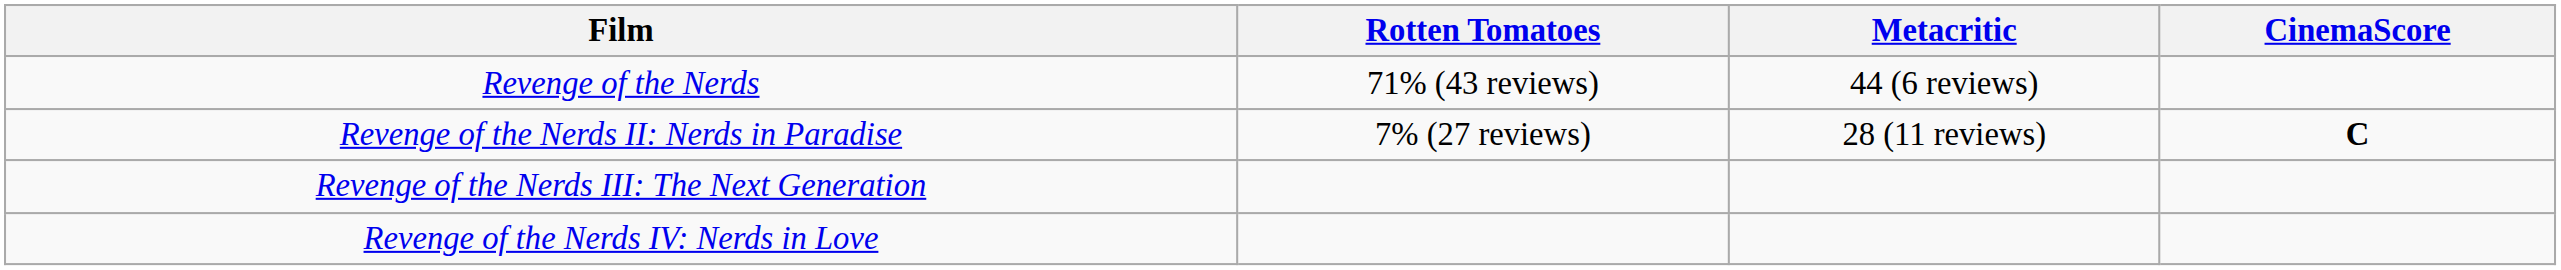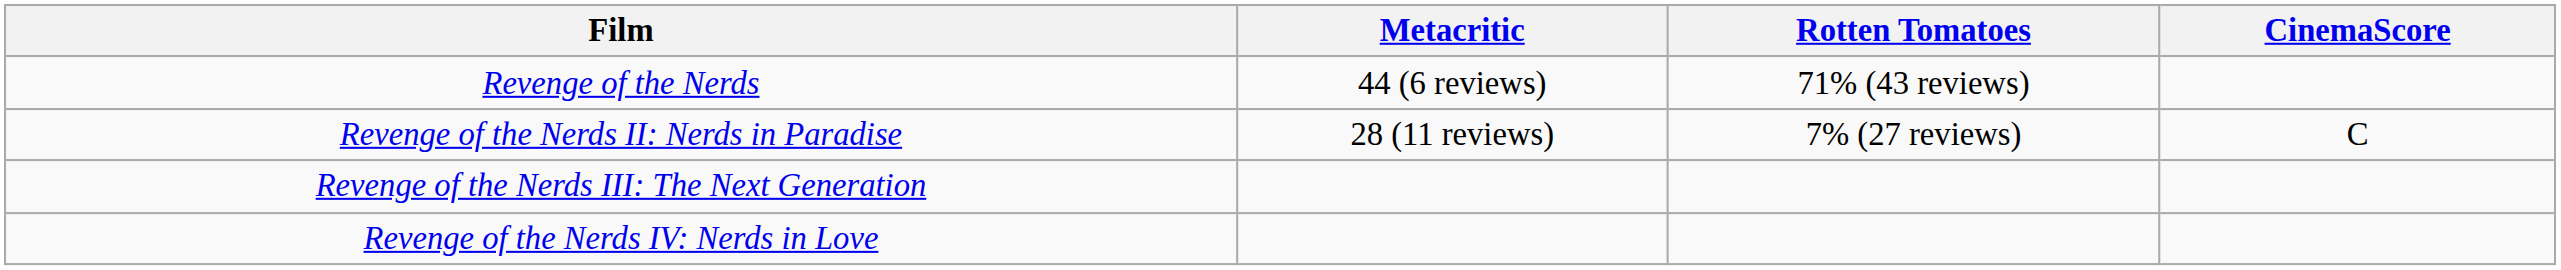columns swapped: (1483, 30) <-> (1944, 30)
(2358, 133) bold -> (2358, 133) normal
